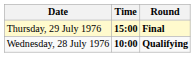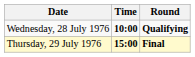rows swapped: (58, 44) <-> (54, 28)
